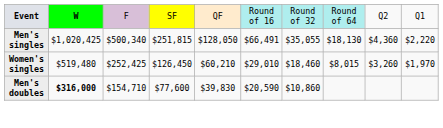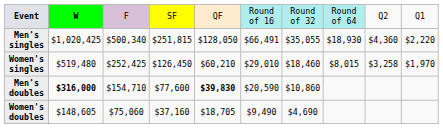(344, 40) $18,130 -> (344, 40) $18,930
(383, 64) $3,260 -> (383, 64) $3,258
(218, 88) normal -> (218, 88) bold
+ row: (26, 112)
